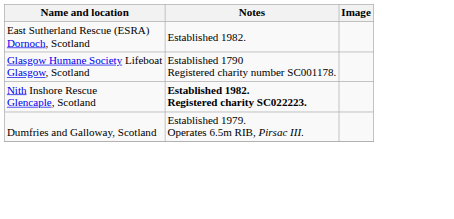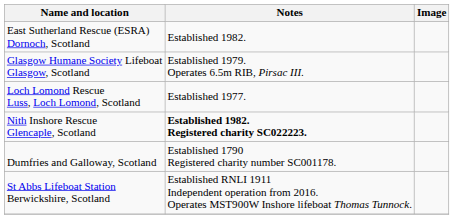(252, 66) Established 1790 Registered charity number SC001178. -> (236, 66) Established 1979. Operates 6.5m RIB, Pirsac III.
+ row: (74, 96)
(236, 126) Established 1979. Operates 6.5m RIB, Pirsac III. -> (252, 156) Established 1790 Registered charity number SC001178.
+ row: (61, 192)
